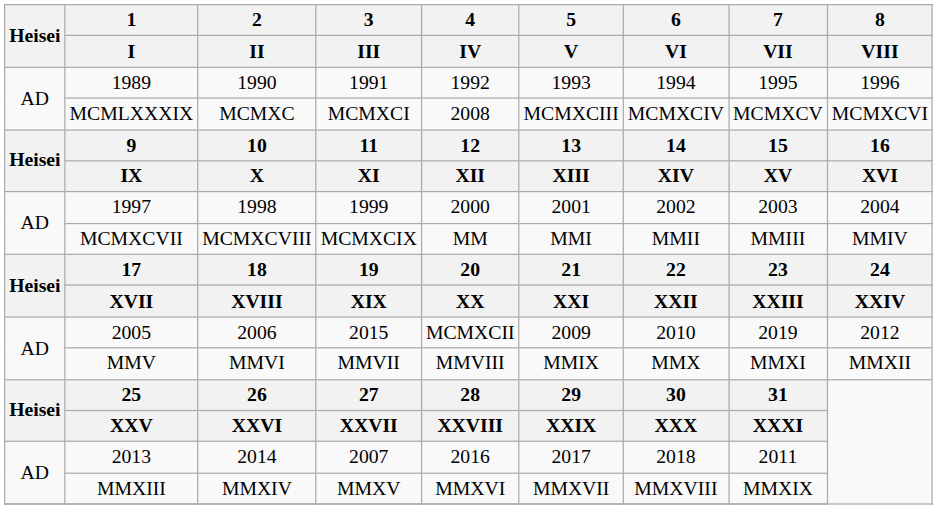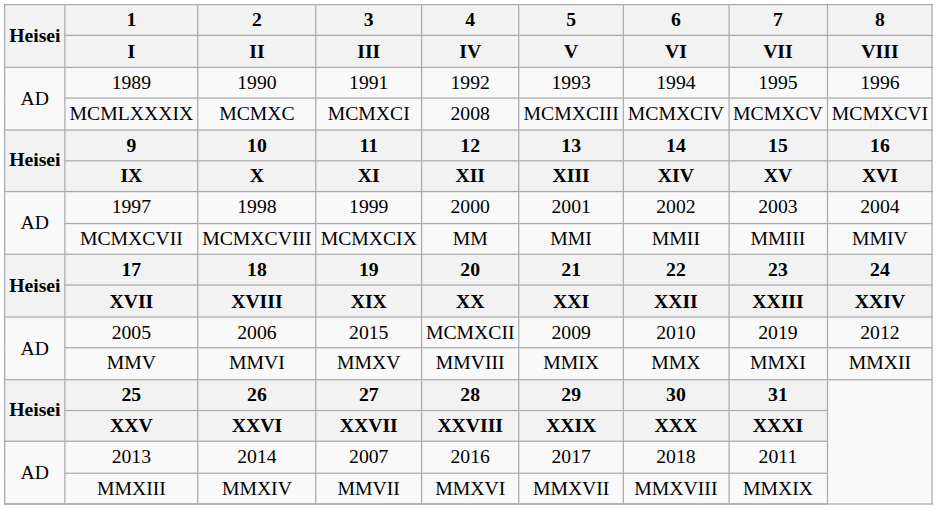(369, 363) MMVII -> (369, 363) MMXV
(369, 488) MMXV -> (369, 488) MMVII
